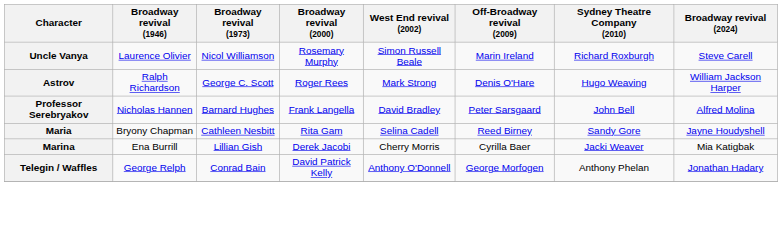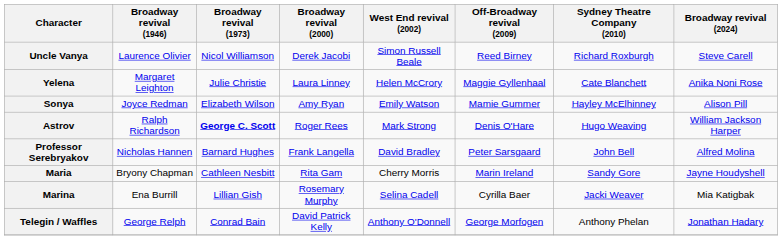(321, 55) Rosemary Murphy -> (321, 55) Derek Jacobi
(505, 55) Marin Ireland -> (504, 55) Reed Birney
+ row: (59, 82)
+ row: (59, 104)
(238, 82) normal -> (238, 125) bold
(409, 131) Selina Cadell -> (409, 173) Cherry Morris
(505, 131) Reed Birney -> (504, 173) Marin Ireland
(321, 146) Derek Jacobi -> (321, 195) Rosemary Murphy
(409, 146) Cherry Morris -> (409, 195) Selina Cadell
